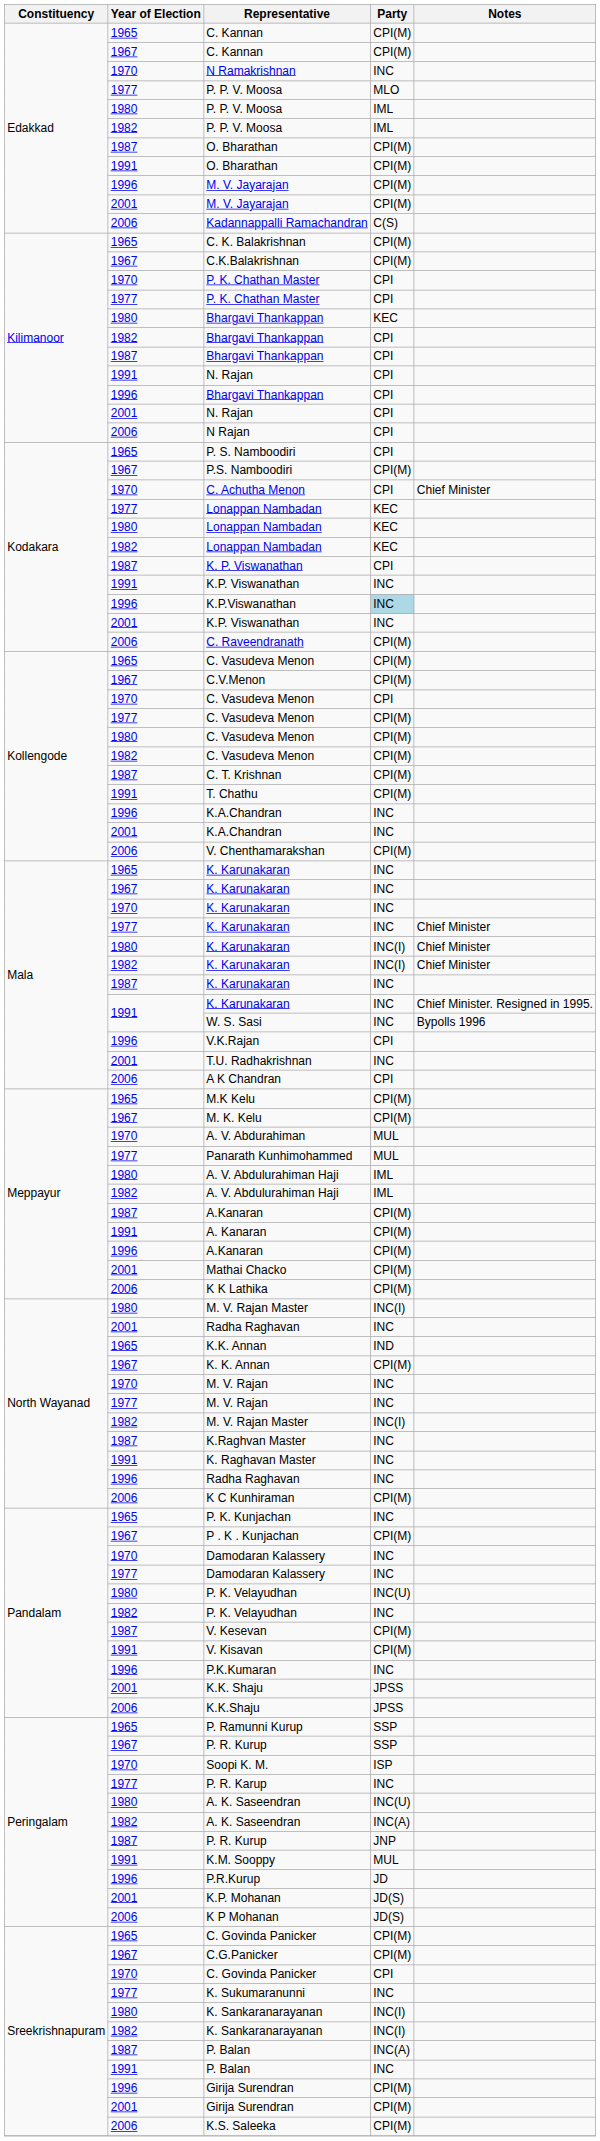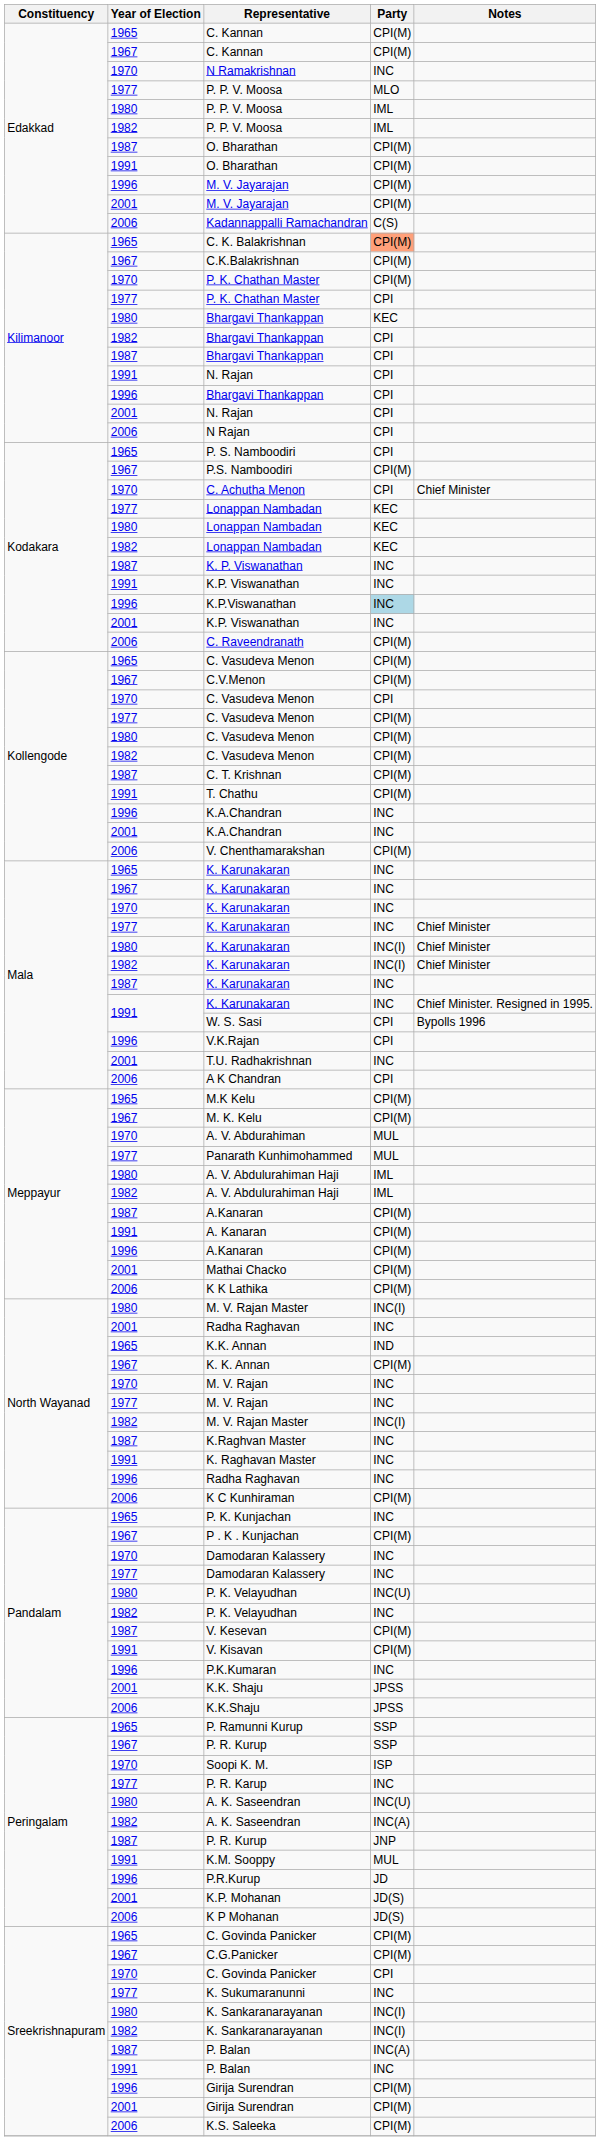(392, 242) no background -> (392, 242) lightsalmon background
(383, 280) CPI -> (392, 280) CPI(M)
(383, 565) CPI -> (384, 565) INC
(384, 1022) INC -> (383, 1022) CPI
